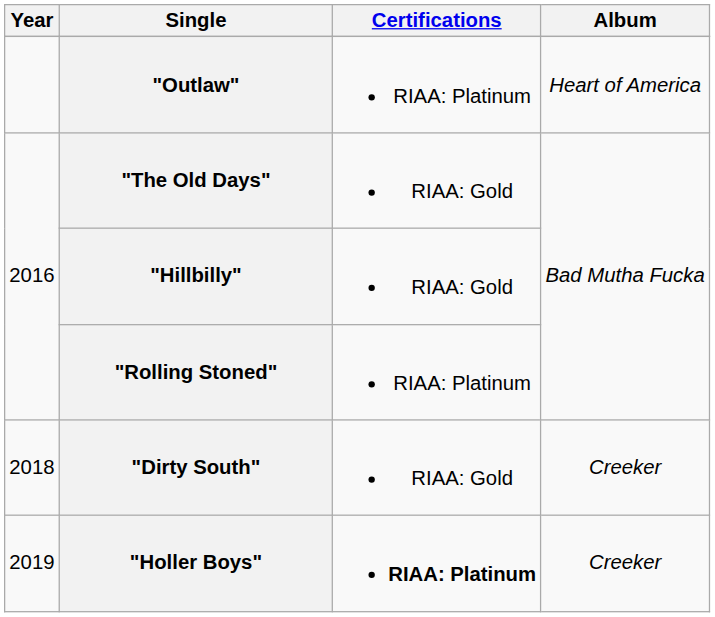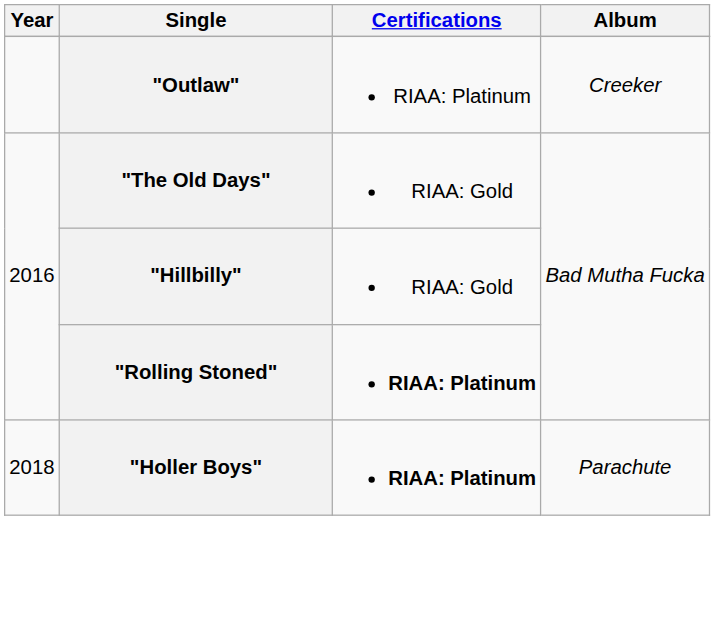(625, 84) Heart of America -> (625, 84) Creeker
(437, 383) normal -> (437, 383) bold
- row: (196, 467)
(32, 563) 2019 -> (32, 467) 2018
(625, 563) Creeker -> (625, 467) Parachute
